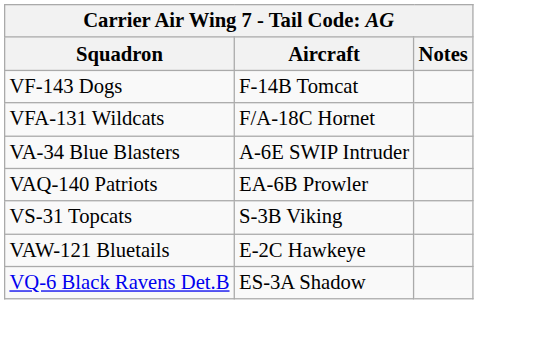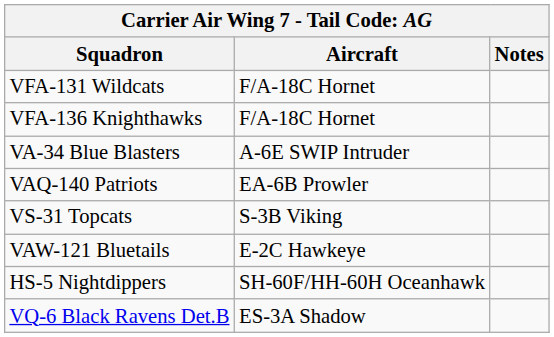- row: (66, 86)
+ row: (106, 119)
+ row: (88, 282)
